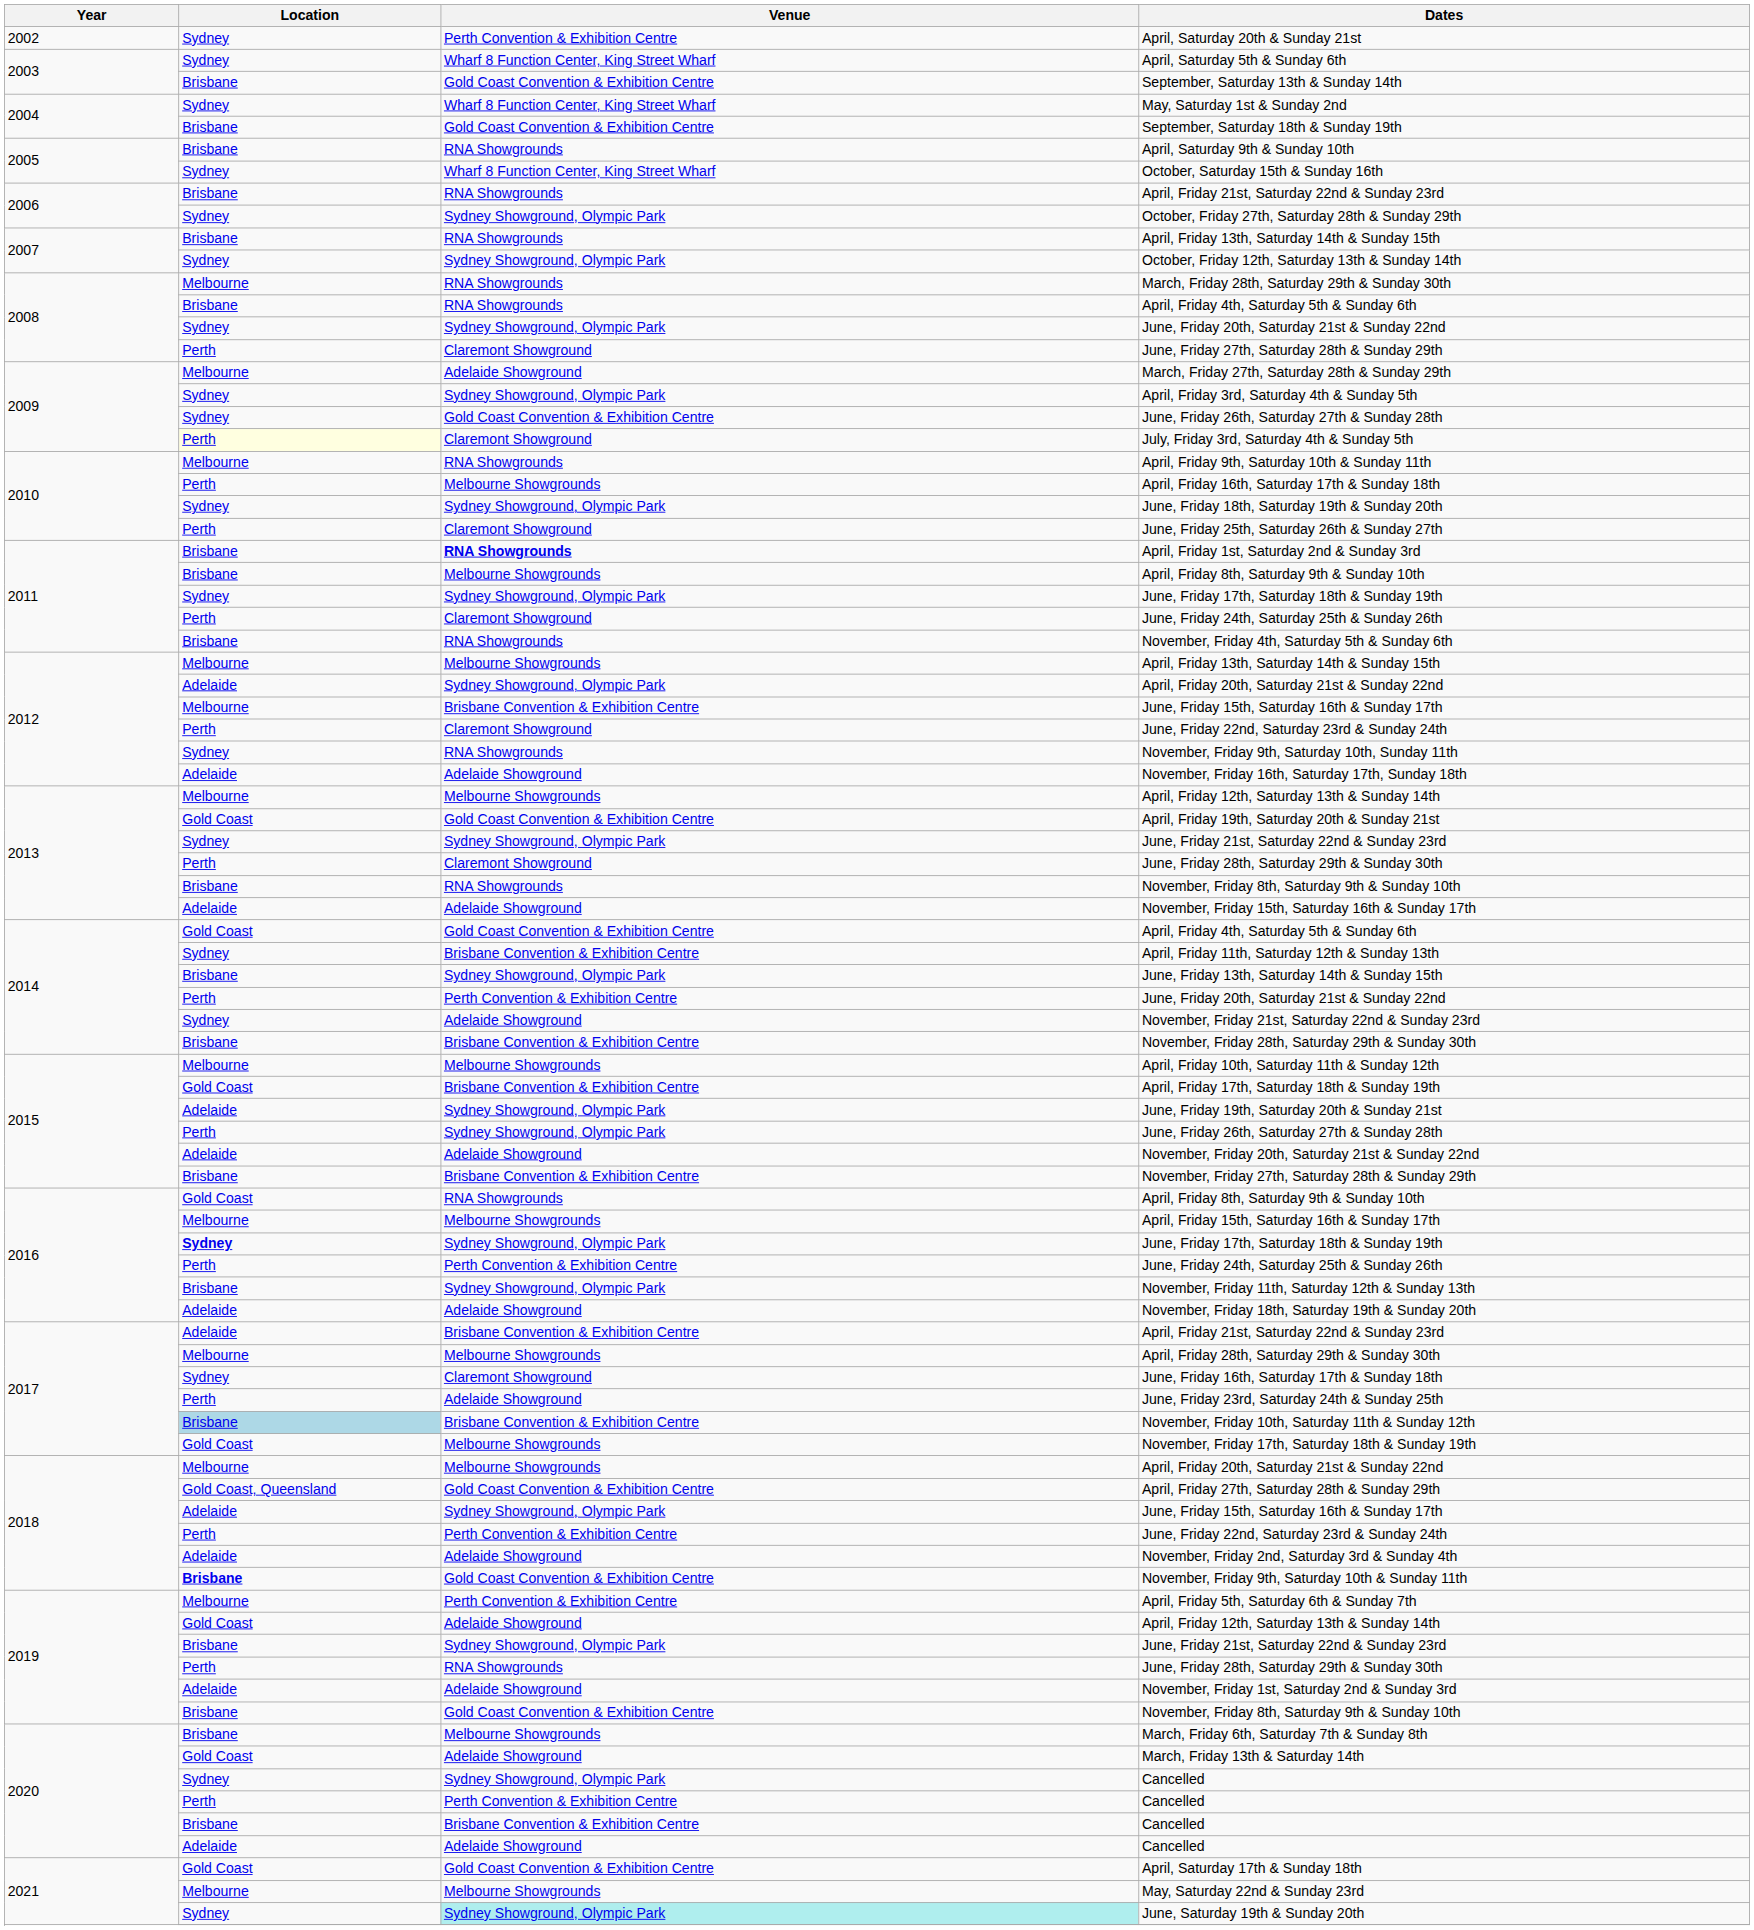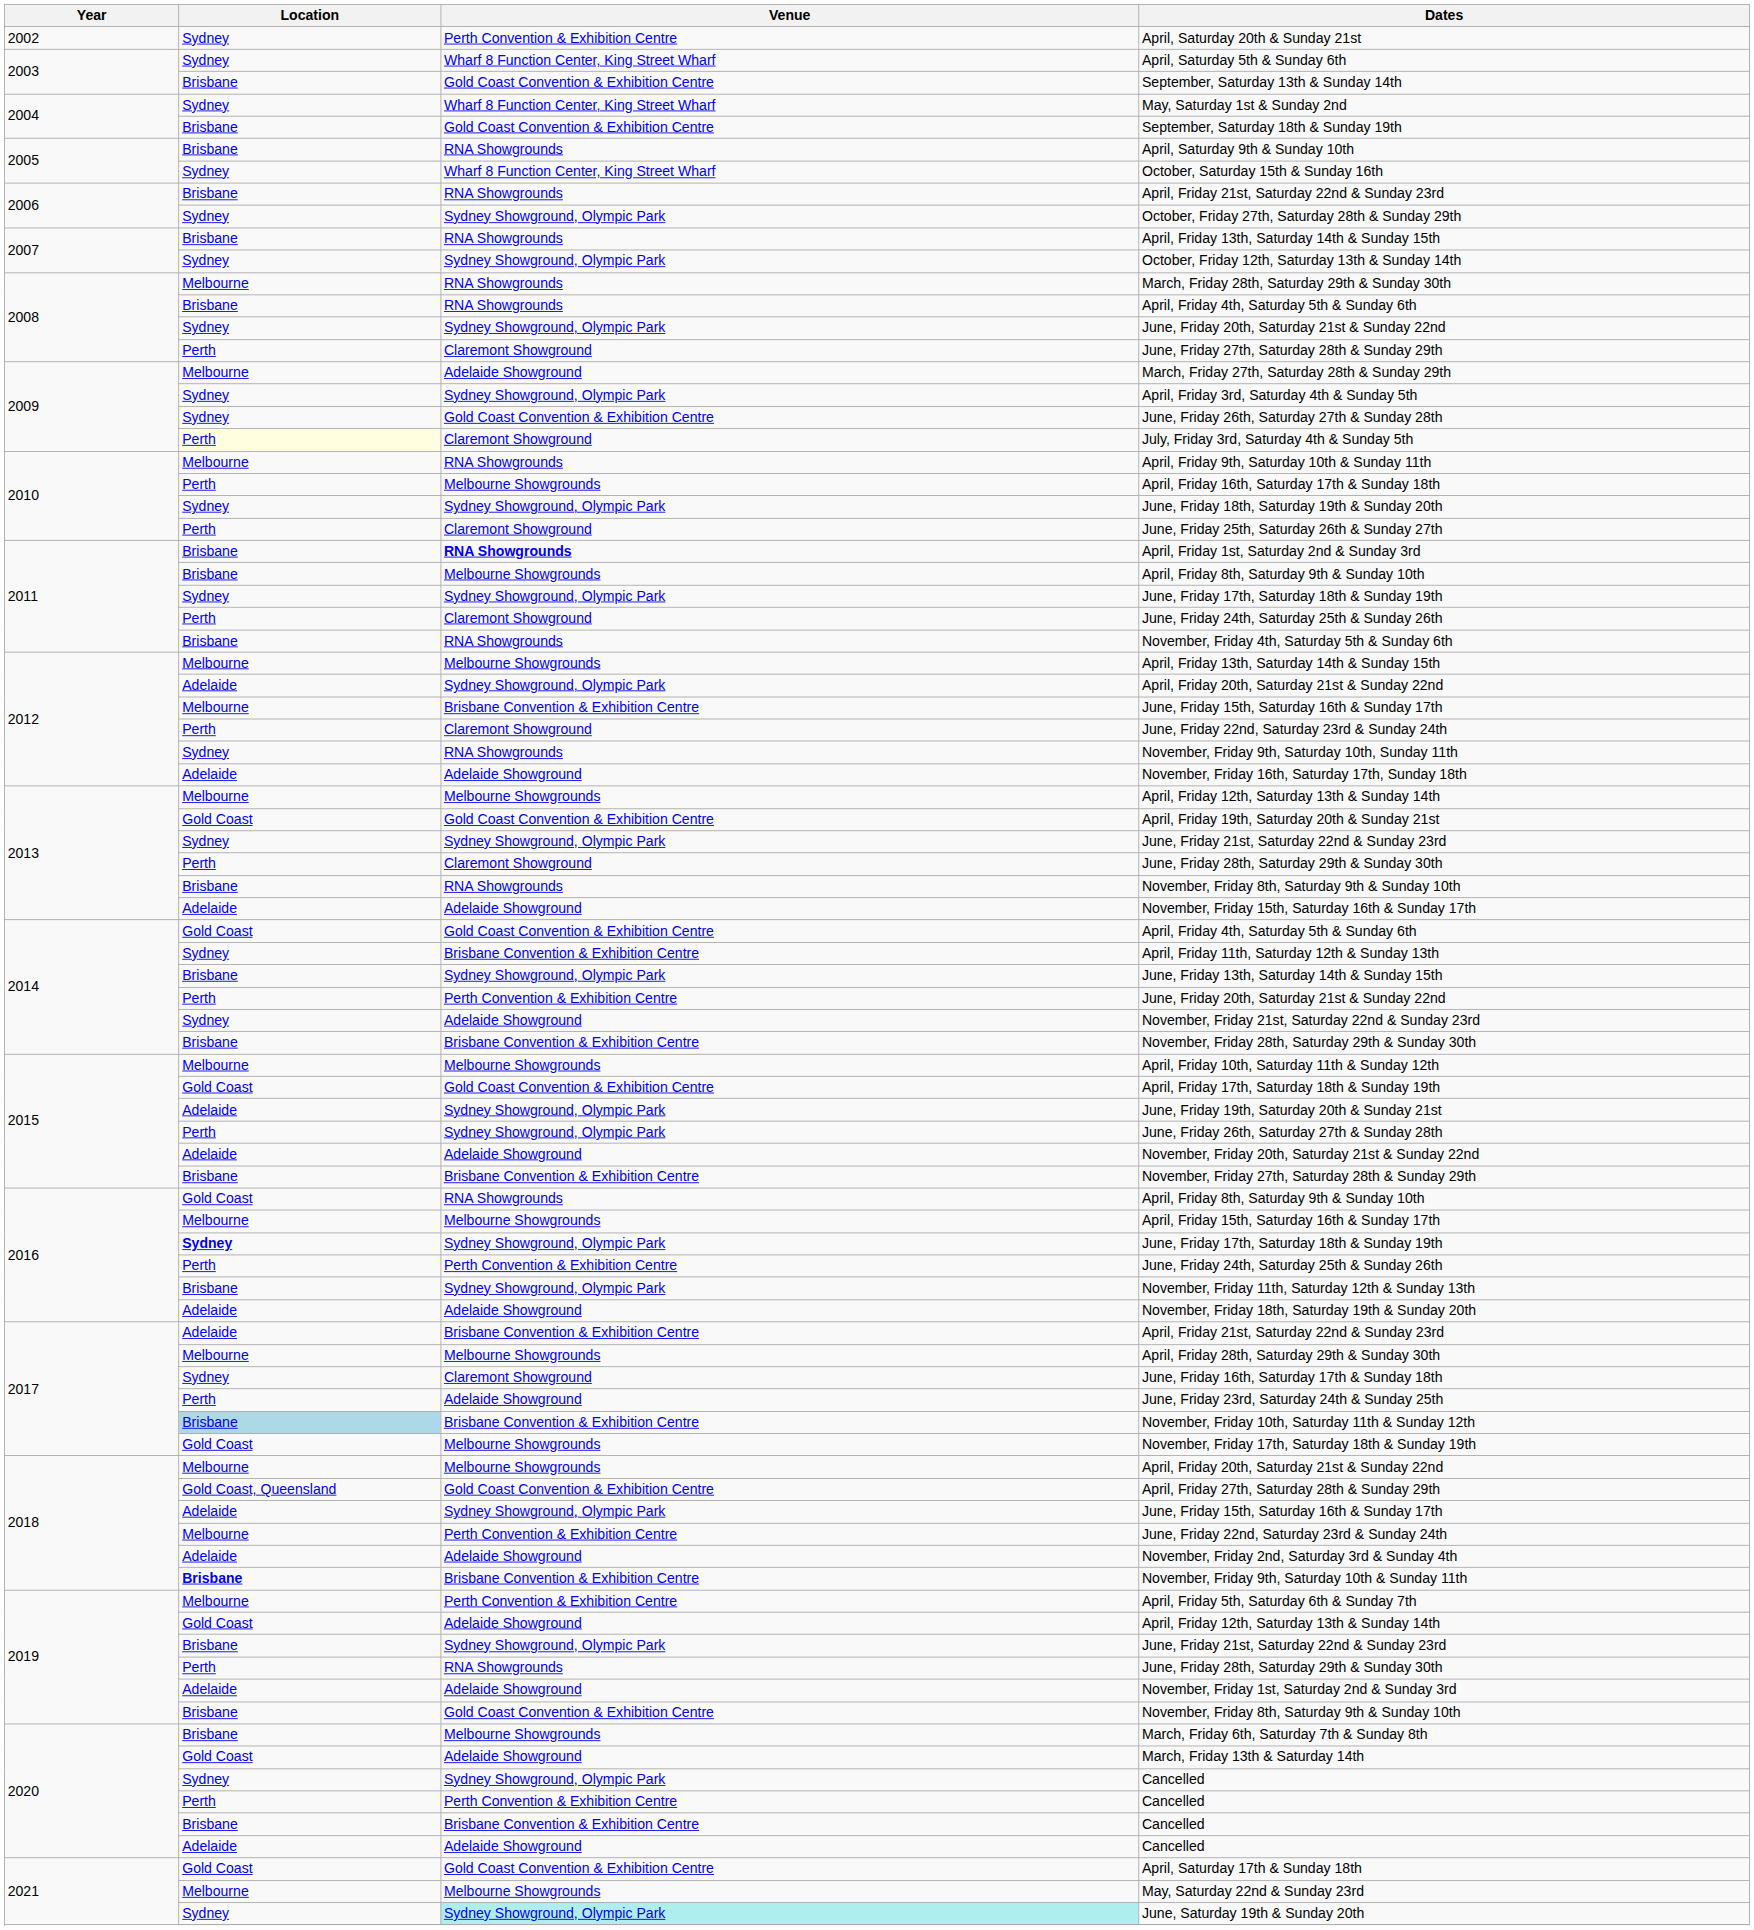(572, 1087) Brisbane Convention & Exhibition Centre -> (579, 1087) Gold Coast Convention & Exhibition Centre
(199, 1534) Perth -> (215, 1534) Melbourne
(579, 1578) Gold Coast Convention & Exhibition Centre -> (572, 1578) Brisbane Convention & Exhibition Centre
